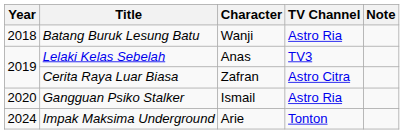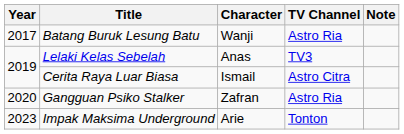(22, 35) 2018 -> (22, 35) 2017
(240, 77) Zafran -> (238, 77) Ismail
(238, 98) Ismail -> (240, 98) Zafran
(22, 118) 2024 -> (22, 118) 2023
